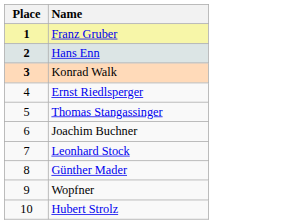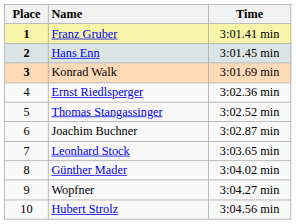+ column: (250, 14)
